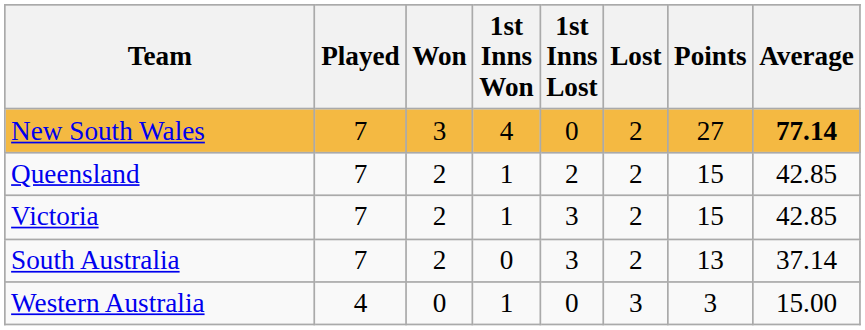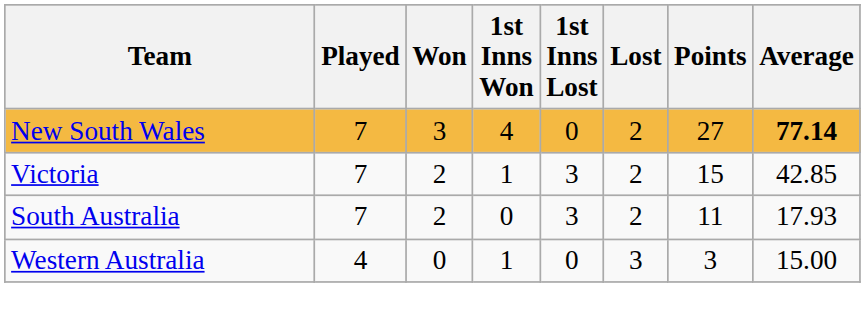- row: (75, 173)
(710, 259) 13 -> (710, 216) 11
(806, 259) 37.14 -> (806, 216) 17.93
